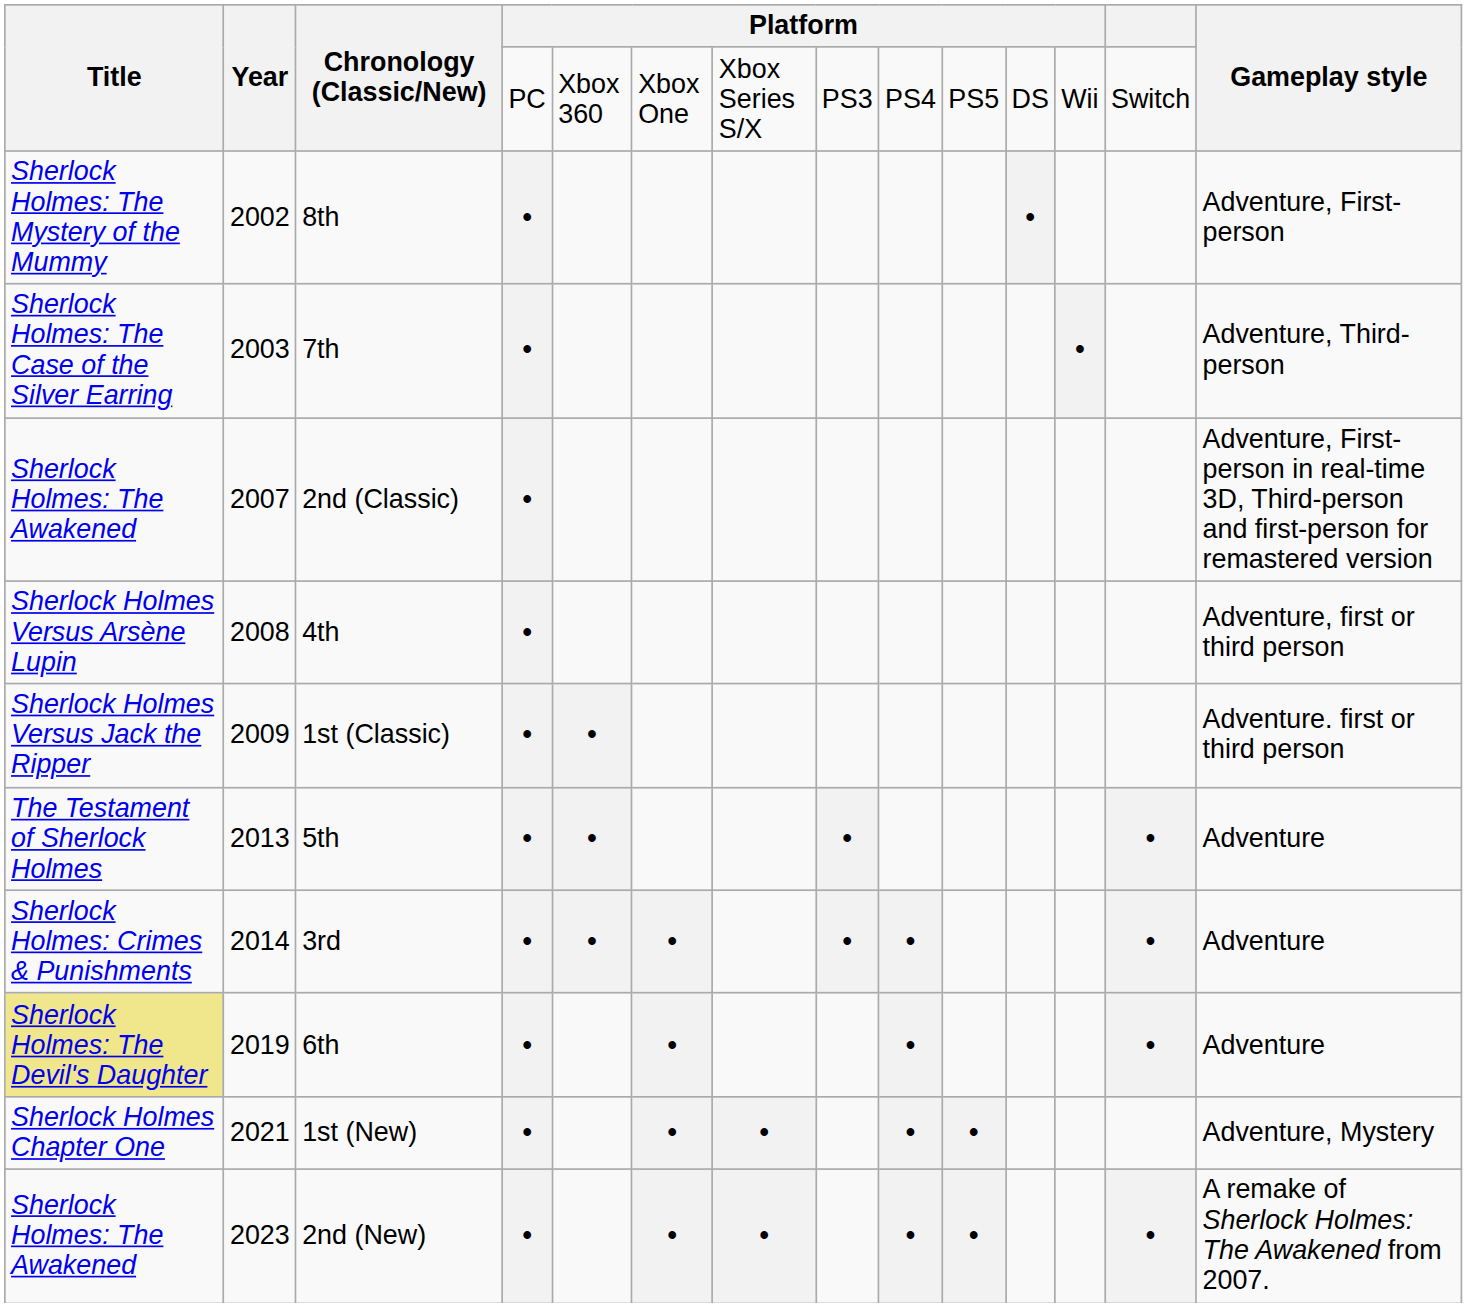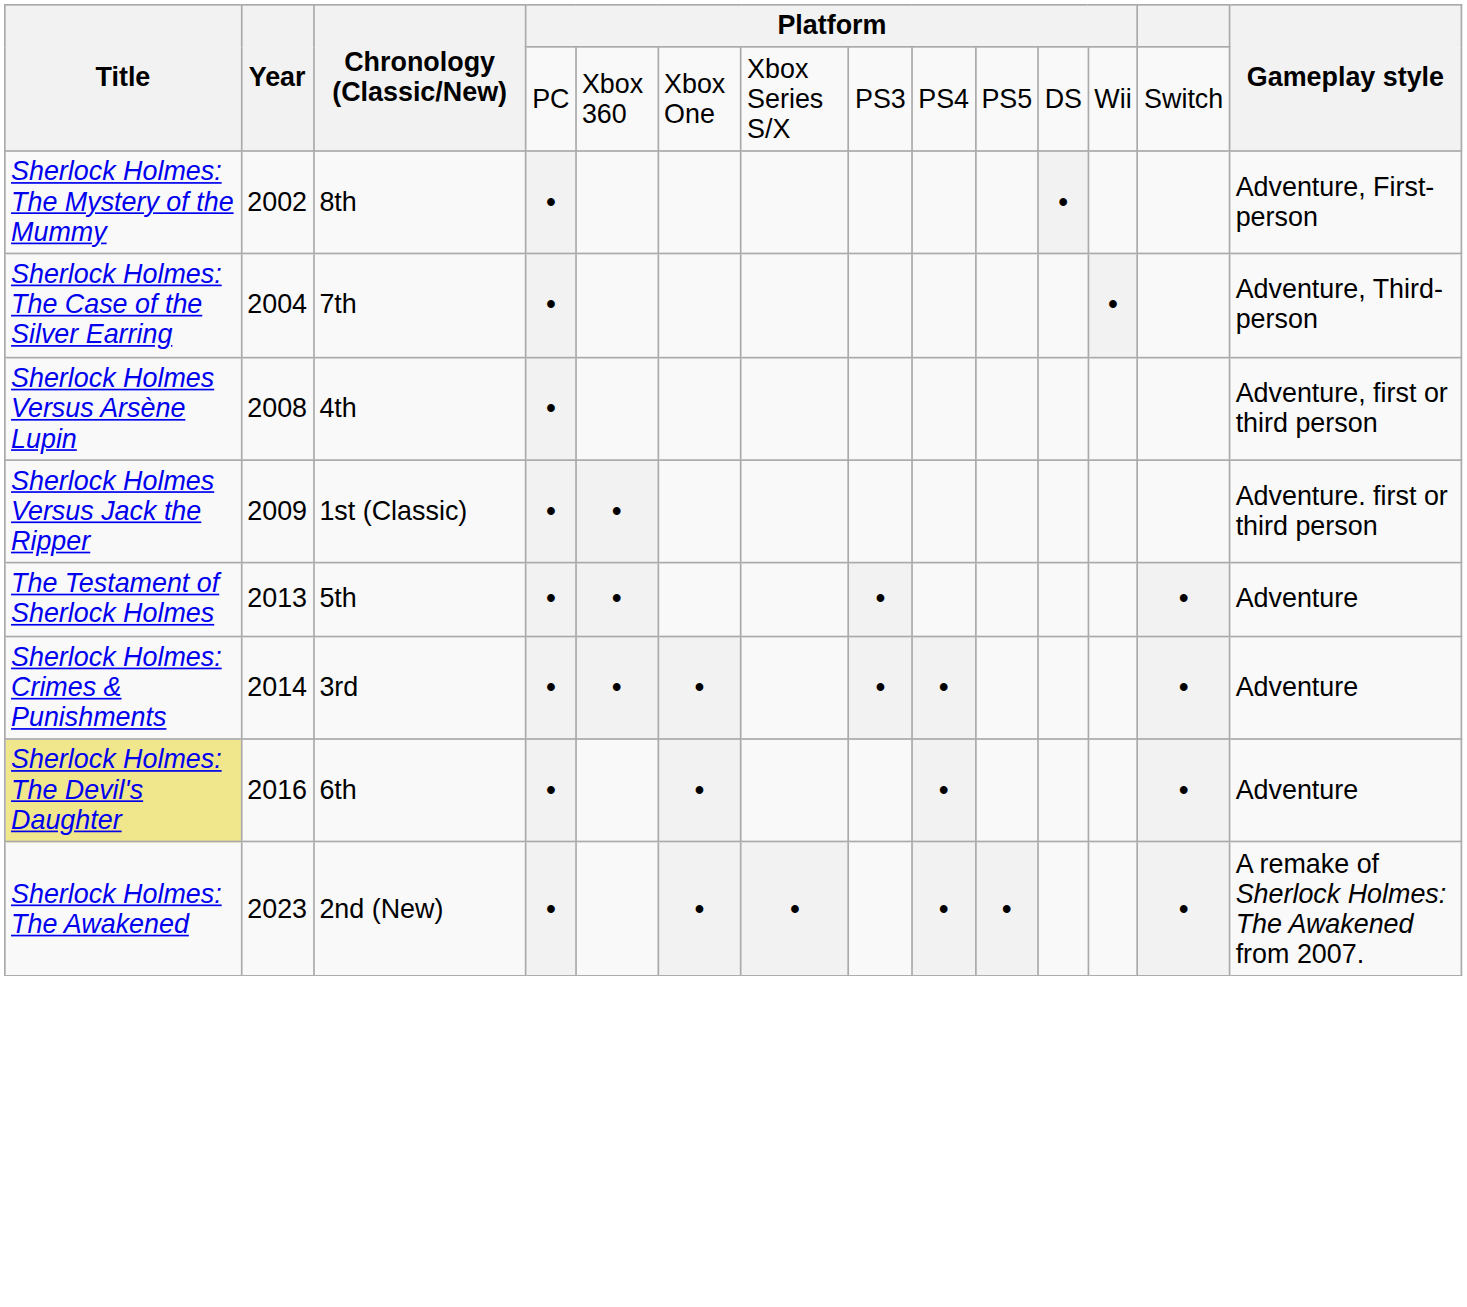(260, 350) 2003 -> (277, 304) 2004
- row: (381, 498)
(260, 1044) 2019 -> (277, 790) 2016
- row: (360, 1132)
